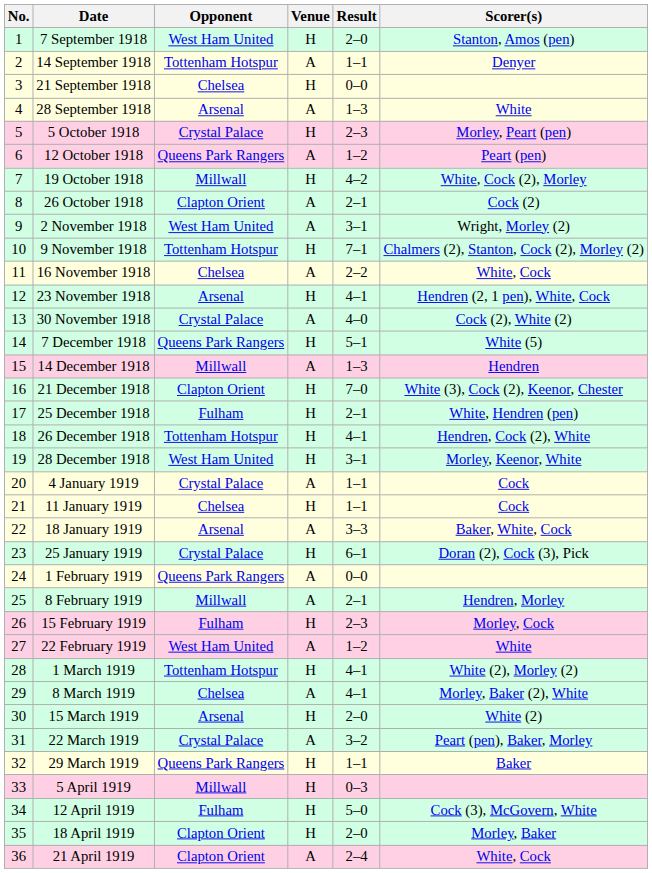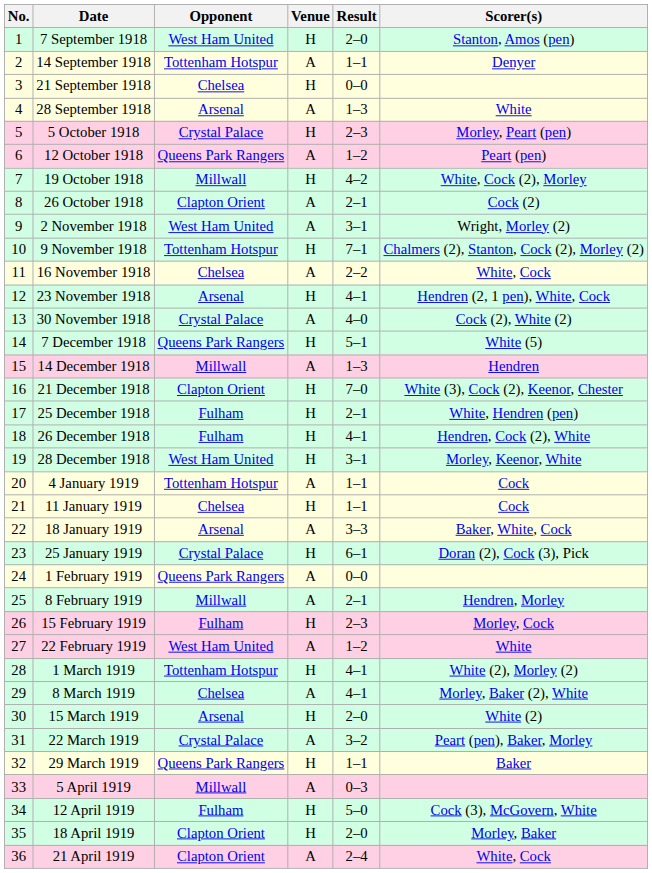(221, 436) Tottenham Hotspur -> (221, 436) Fulham
(221, 483) Crystal Palace -> (221, 483) Tottenham Hotspur
(310, 786) H -> (310, 786) A
